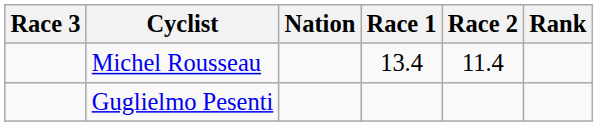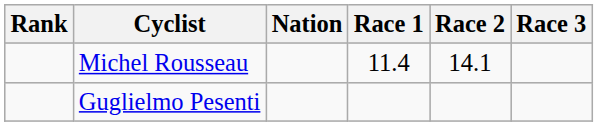columns swapped: (558, 23) <-> (45, 23)
(402, 62) 13.4 -> (389, 62) 11.4
(483, 62) 11.4 -> (470, 62) 14.1
